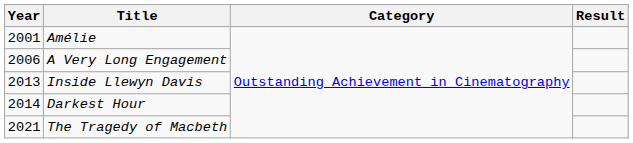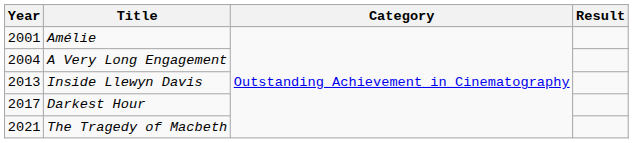(24, 60) 2006 -> (24, 60) 2004
(24, 105) 2014 -> (24, 105) 2017
